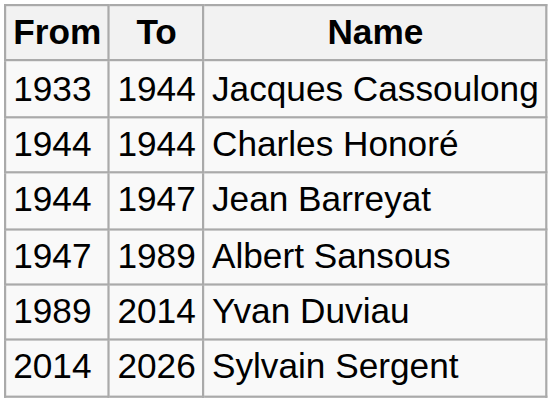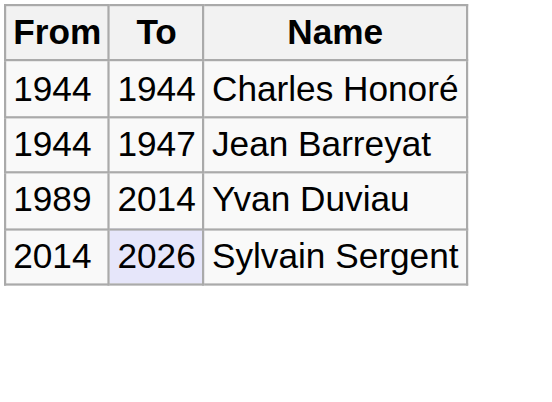- row: (375, 88)
- row: (331, 255)
(157, 367) no background -> (157, 255) lavender background
